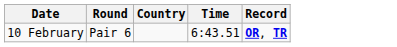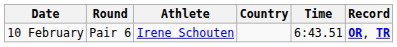+ column: (185, 14)
